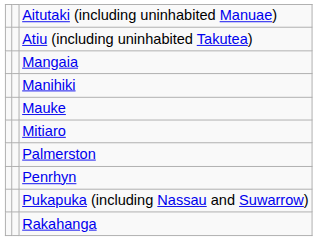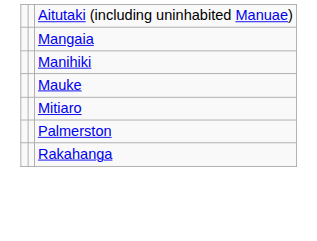- row: (137, 39)
- row: (49, 177)
- row: (165, 200)
